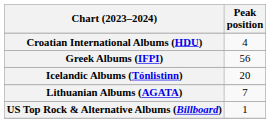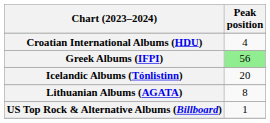(245, 59) no background -> (245, 59) lightgreen background
(245, 93) 7 -> (245, 93) 8
